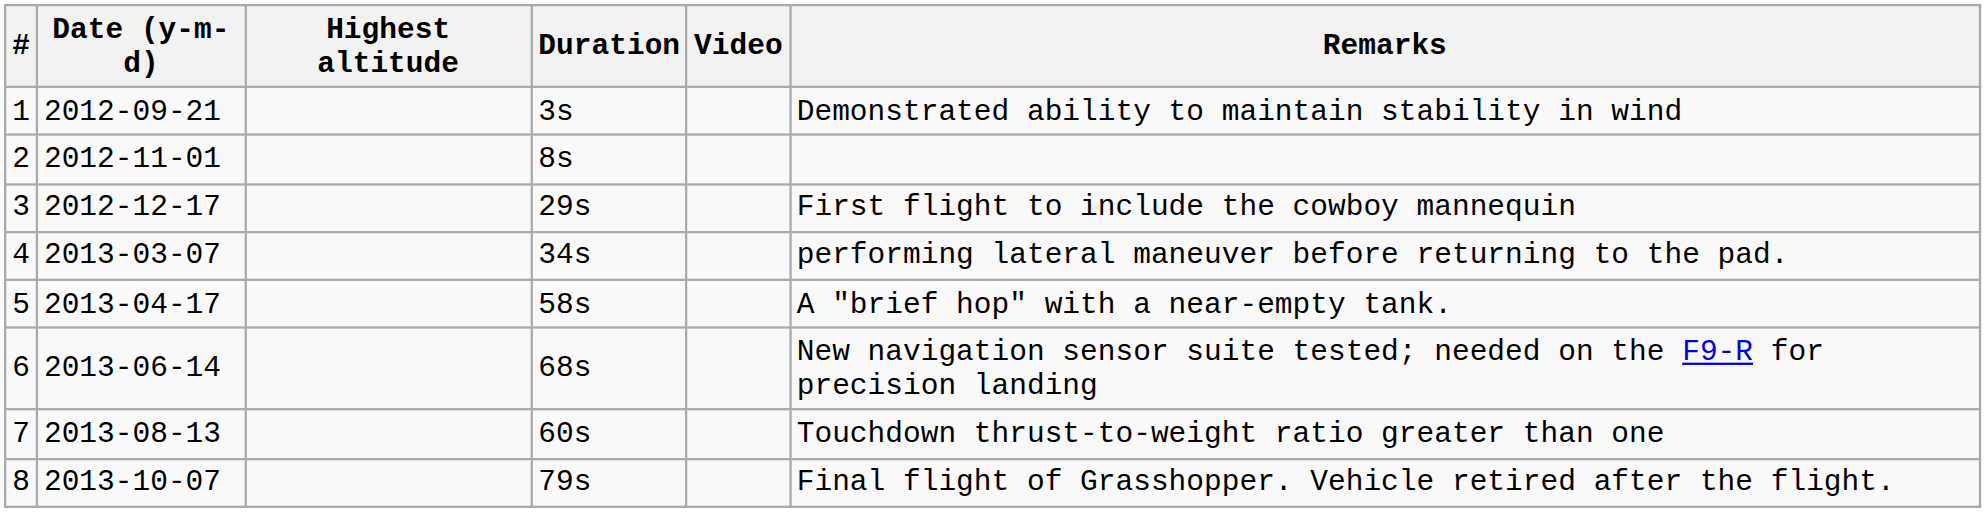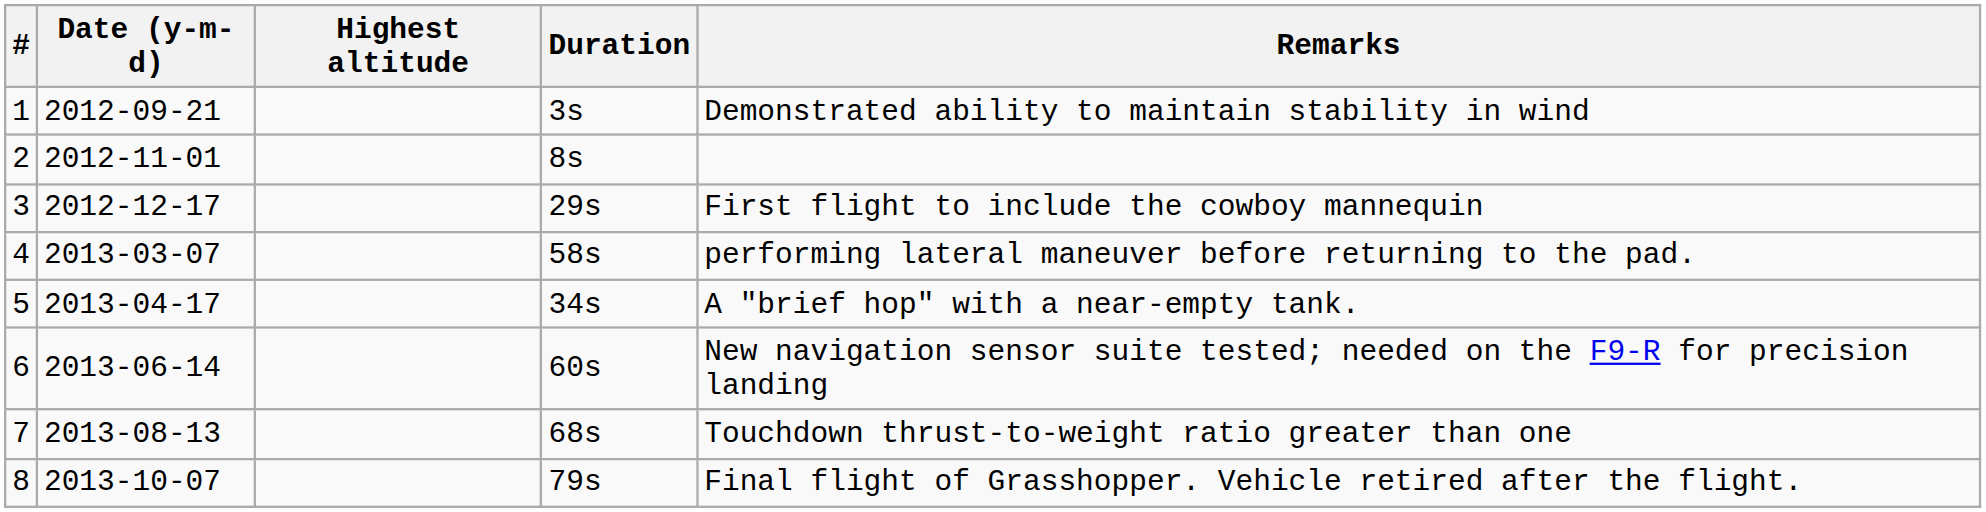- column: (738, 46)
(565, 256) 34s -> (575, 256) 58s
(565, 304) 58s -> (575, 304) 34s
(565, 369) 68s -> (575, 369) 60s
(565, 434) 60s -> (575, 434) 68s
